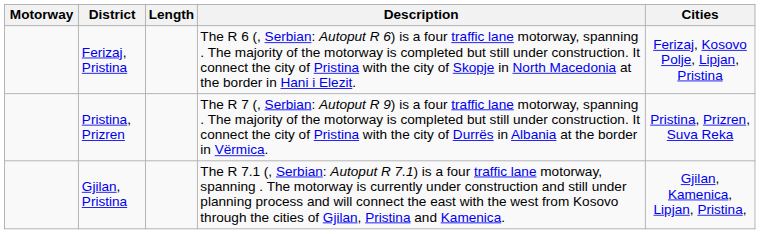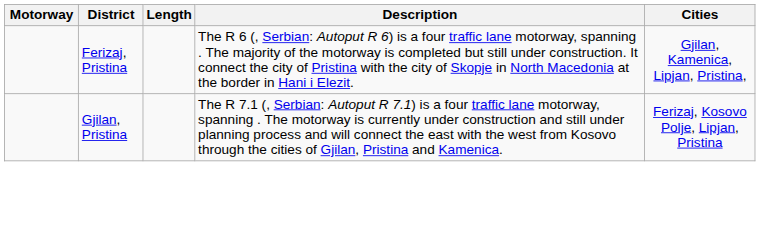(700, 59) Ferizaj, Kosovo Polje, Lipjan, Pristina -> (700, 59) Gjilan, Kamenica, Lipjan, Pristina,
- row: (106, 127)
(700, 194) Gjilan, Kamenica, Lipjan, Pristina, -> (700, 127) Ferizaj, Kosovo Polje, Lipjan, Pristina
